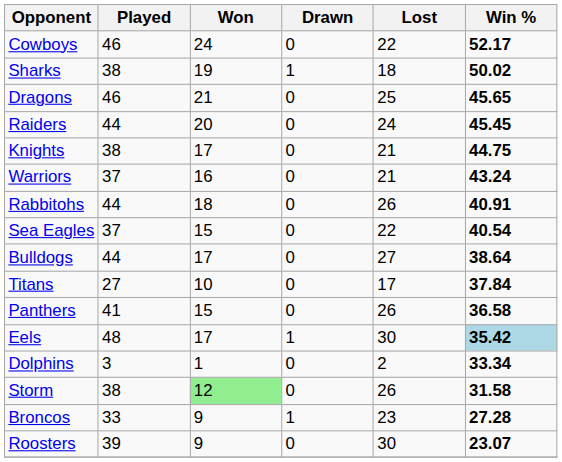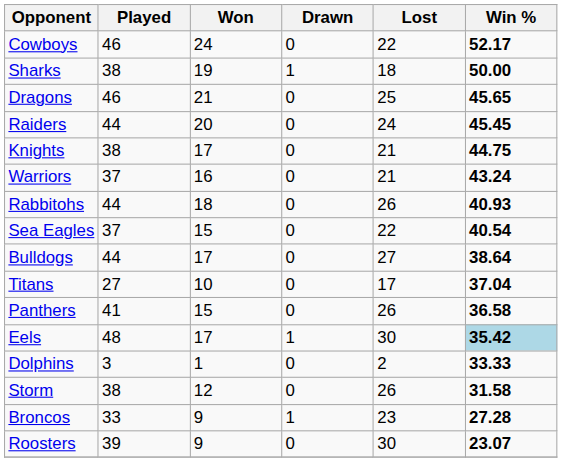(490, 71) 50.02 -> (490, 71) 50.00
(490, 204) 40.91 -> (490, 204) 40.93
(490, 284) 37.84 -> (490, 284) 37.04
(490, 364) 33.34 -> (490, 364) 33.33
(203, 390) lightgreen background -> (203, 390) no background
